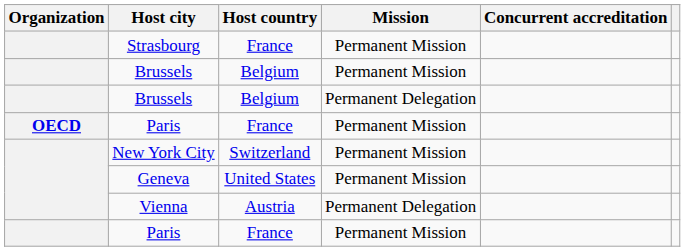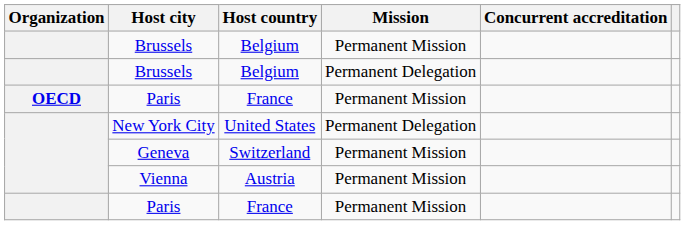- row: (56, 45)
(270, 152) Switzerland -> (270, 125) United States
(401, 152) Permanent Mission -> (401, 125) Permanent Delegation
(270, 179) United States -> (270, 152) Switzerland
(401, 206) Permanent Delegation -> (401, 179) Permanent Mission
